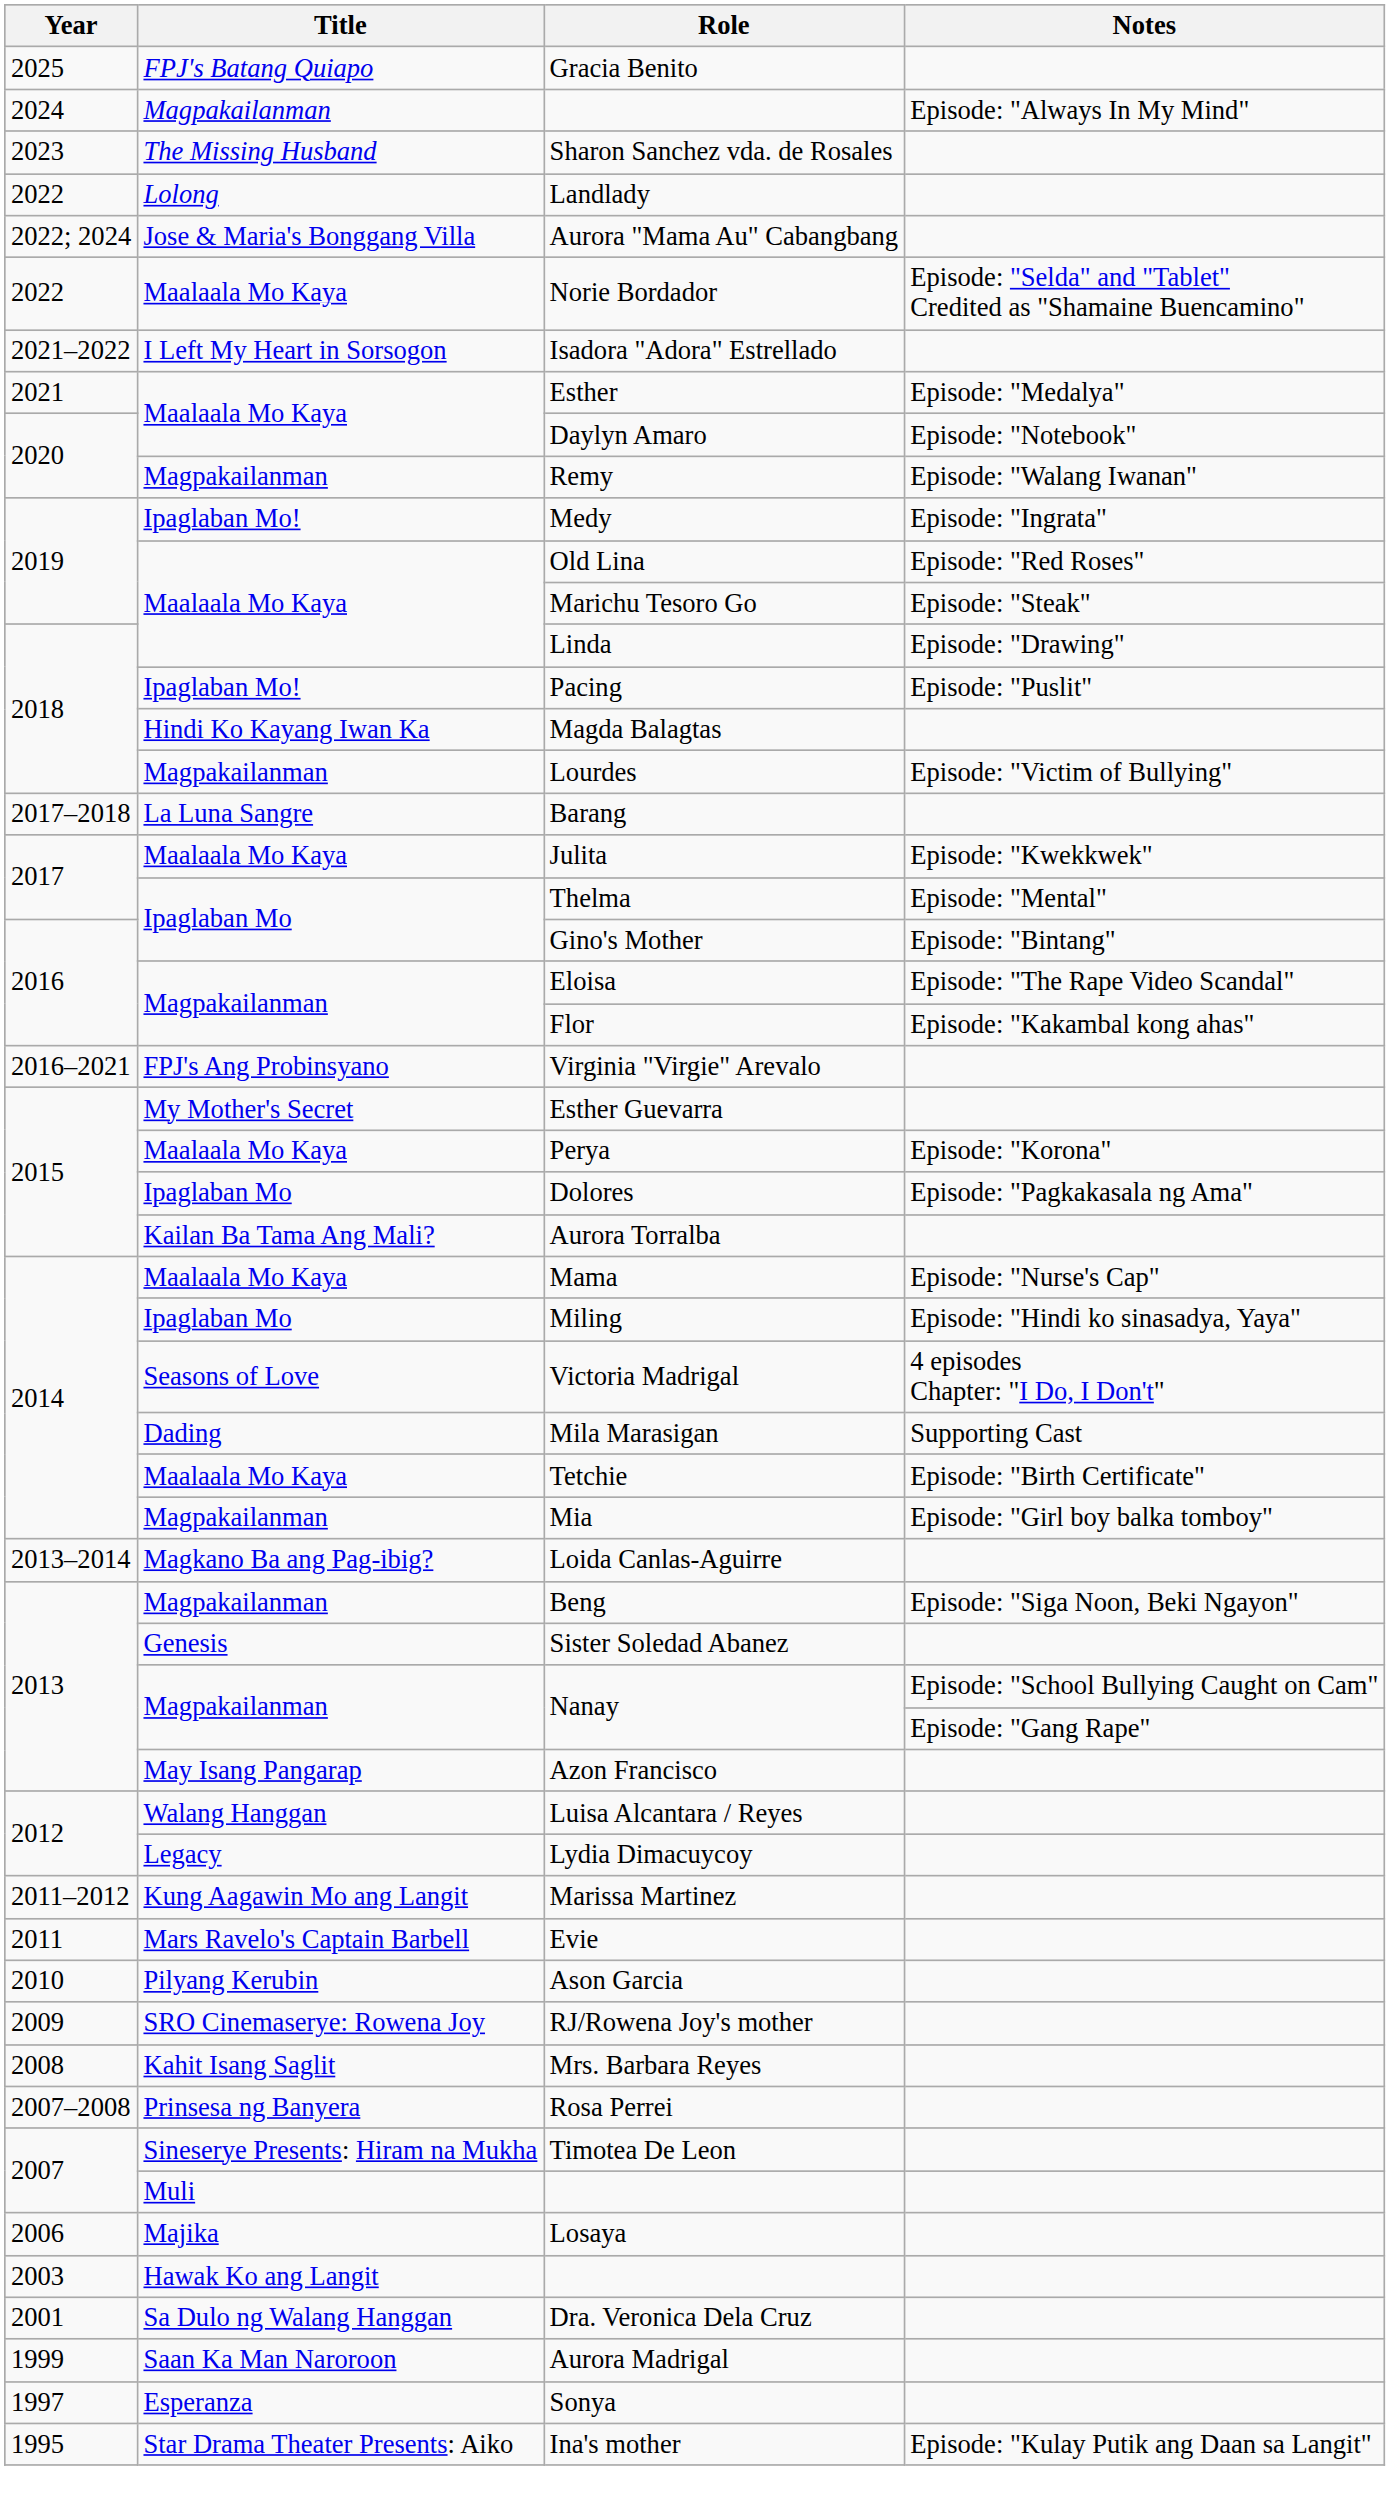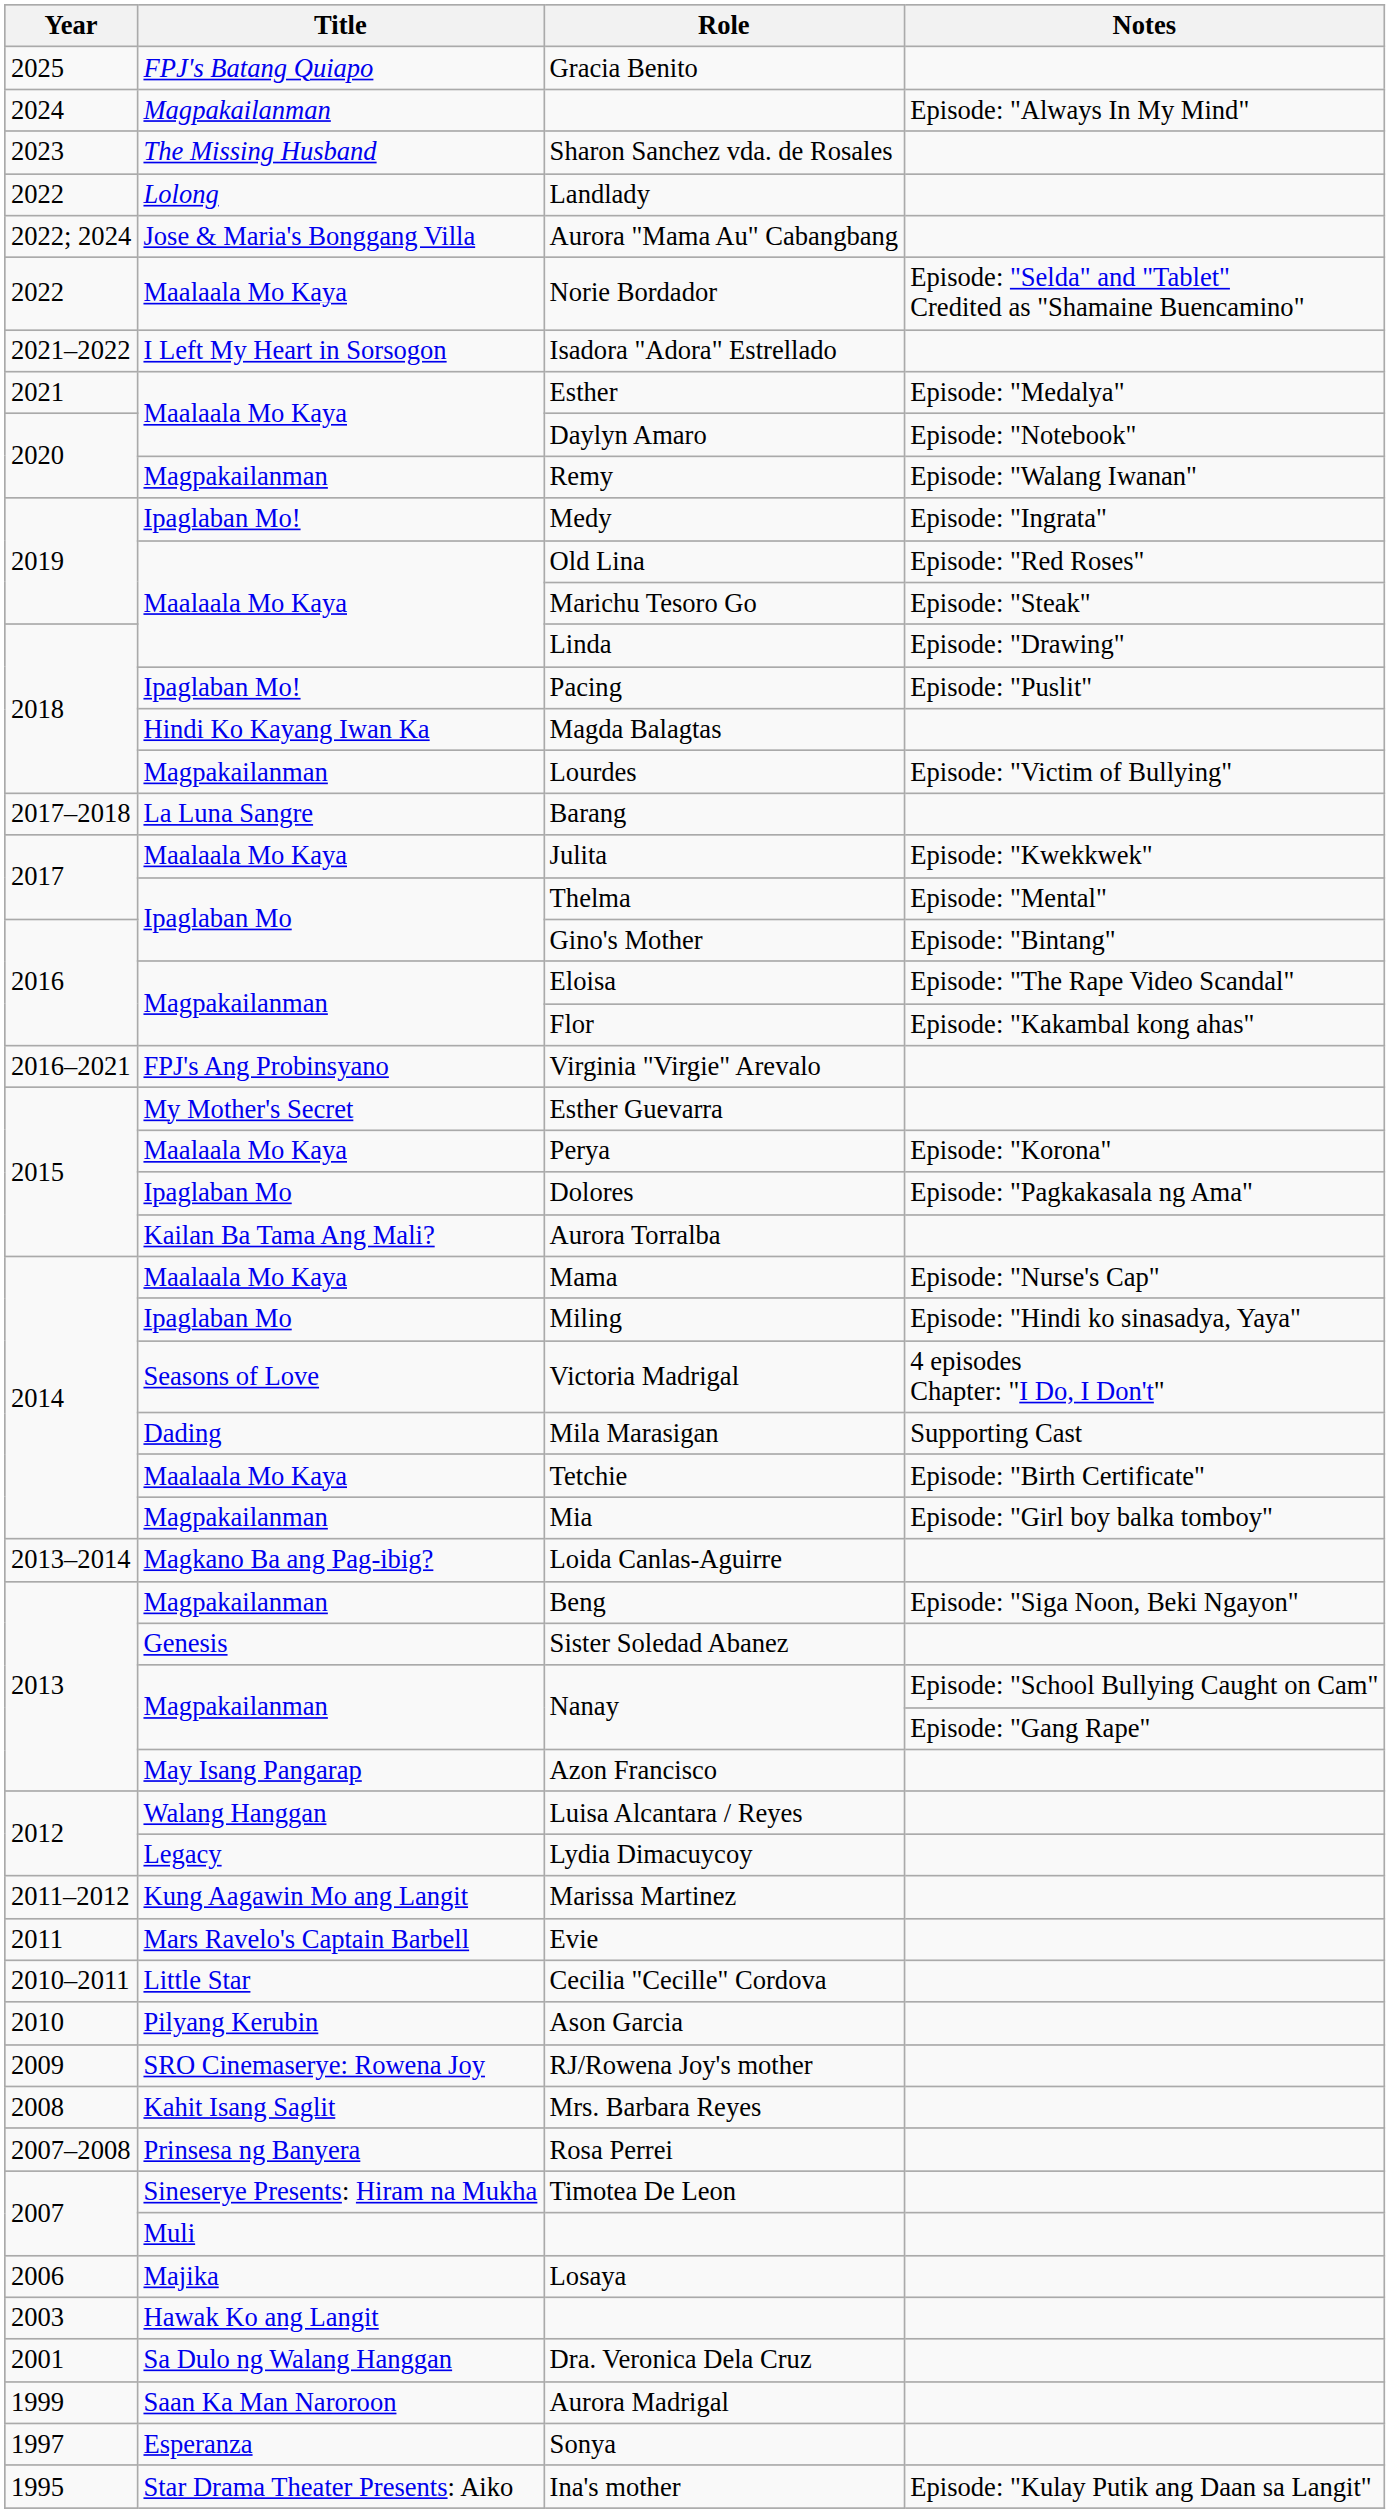+ row: (197, 1980)
